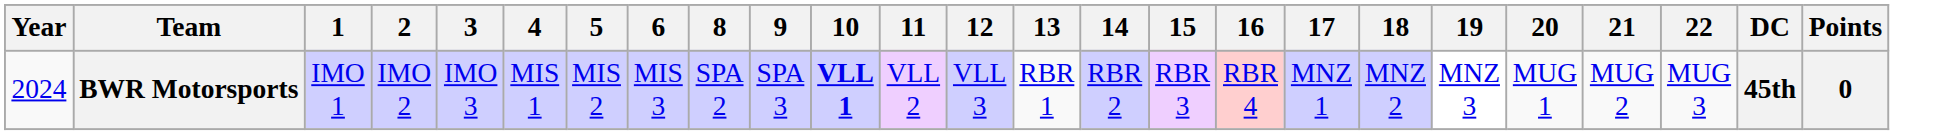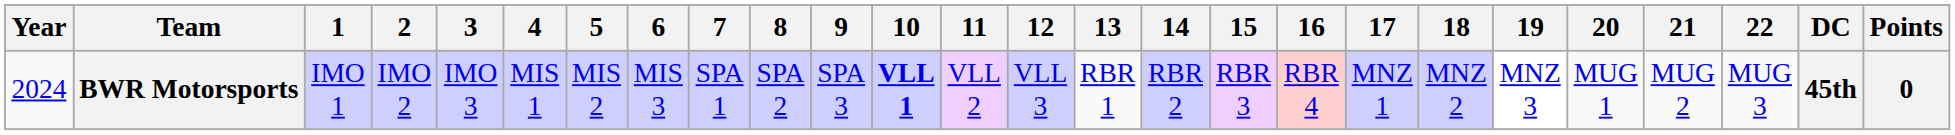+ column: (720, 27)
